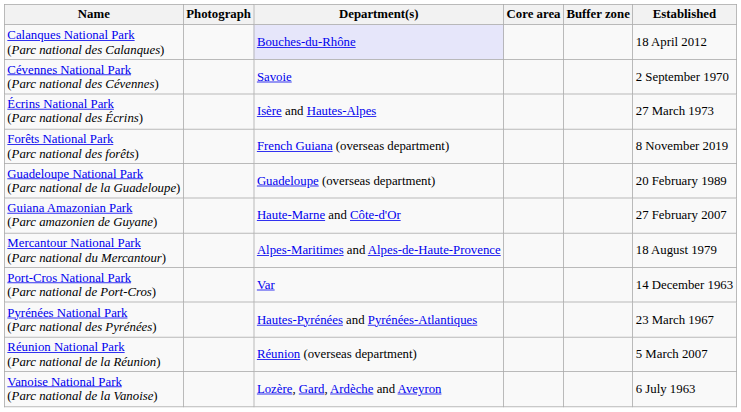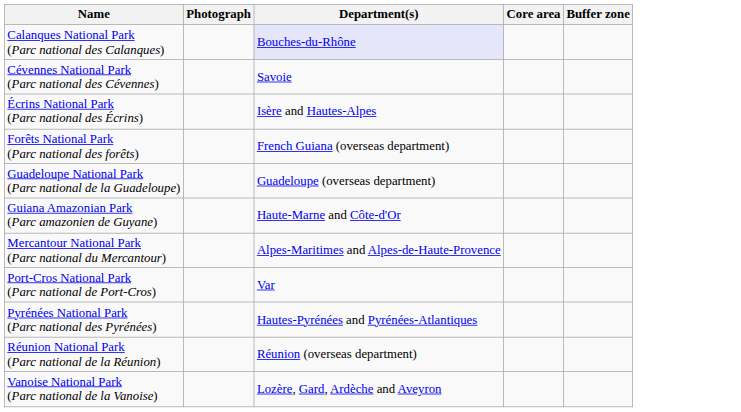- column: (684, 14)
